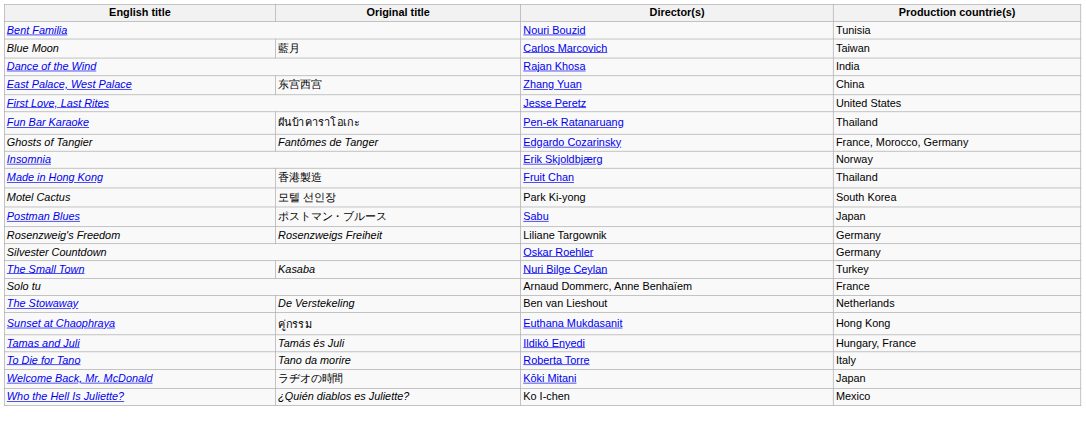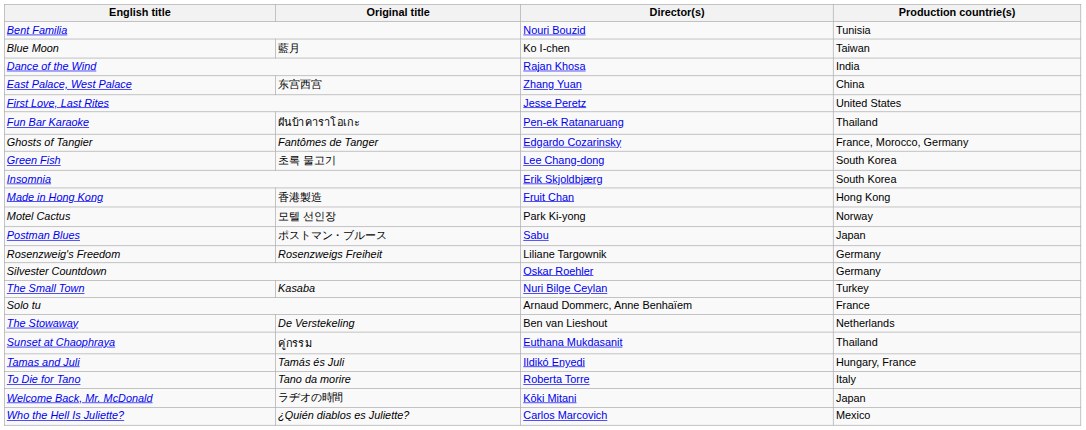(565, 48) Carlos Marcovich -> (547, 48) Ko I-chen
+ row: (34, 161)
(854, 160) Norway -> (866, 179) South Korea
(857, 178) Thailand -> (863, 197) Hong Kong
(866, 197) South Korea -> (854, 216) Norway
(863, 323) Hong Kong -> (857, 343) Thailand
(547, 397) Ko I-chen -> (565, 416) Carlos Marcovich
